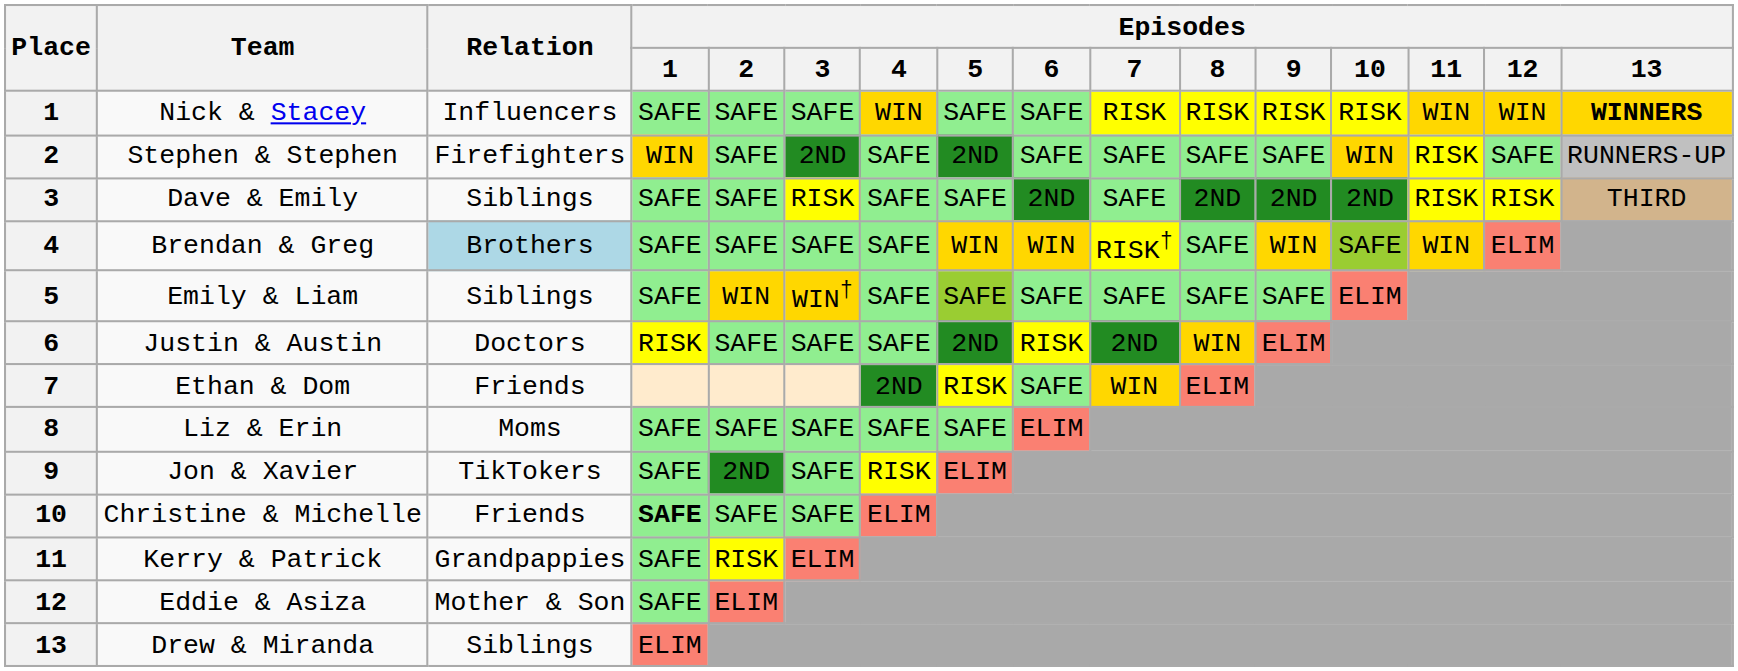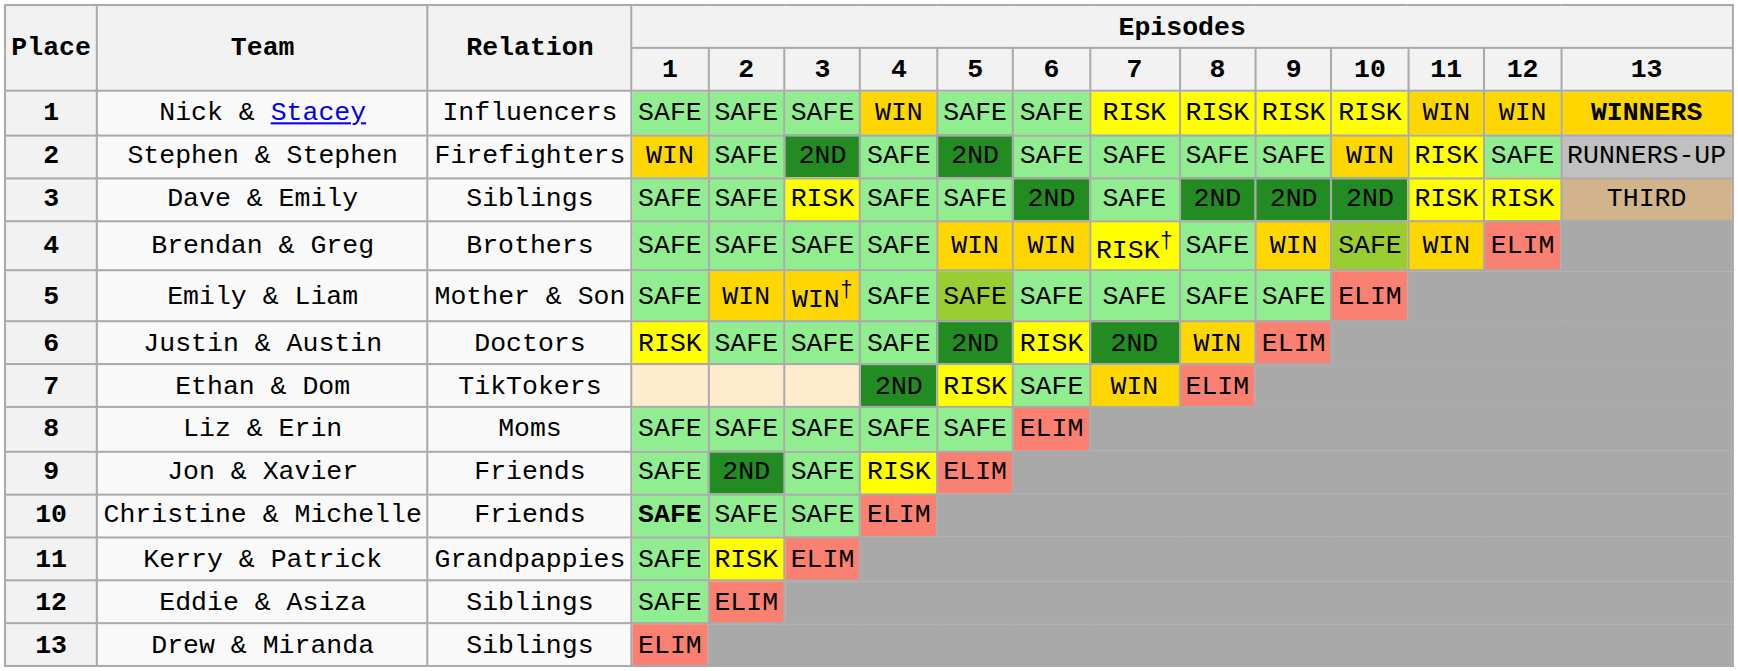(530, 246) lightblue background -> (530, 246) no background
(530, 296) Siblings -> (530, 296) Mother & Son
(530, 386) Friends -> (530, 386) TikTokers
(530, 472) TikTokers -> (530, 472) Friends
(530, 602) Mother & Son -> (530, 602) Siblings
